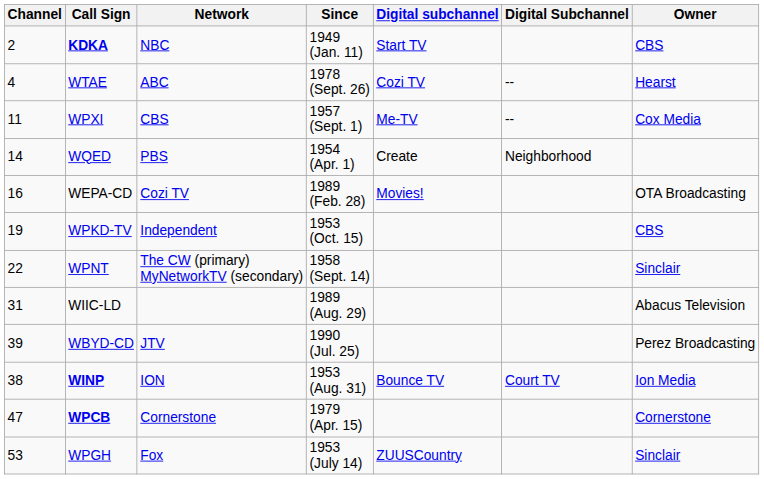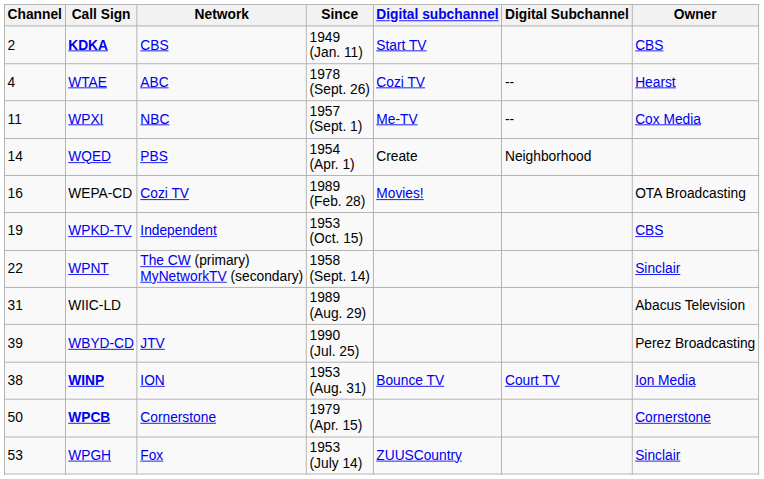(155, 44) NBC -> (154, 44) CBS
(154, 119) CBS -> (155, 119) NBC
(15, 417) 47 -> (15, 417) 50
